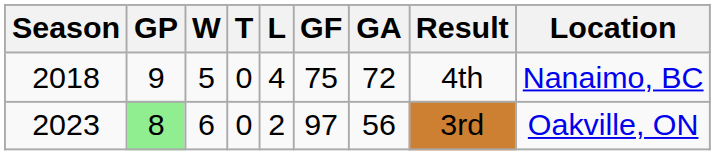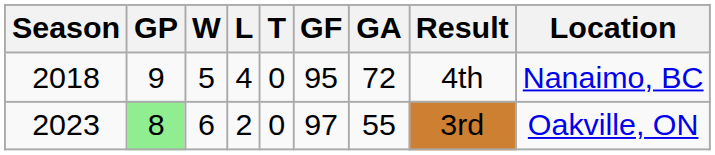columns swapped: (277, 28) <-> (244, 28)
(321, 76) 75 -> (321, 76) 95
(379, 125) 56 -> (379, 125) 55
